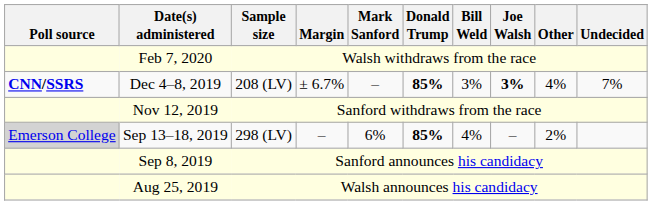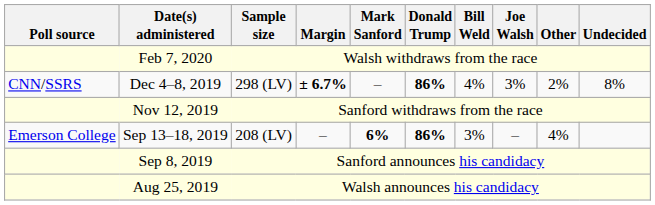(46, 84) bold -> (45, 84) normal
(264, 84) 208 (LV) -> (264, 84) 298 (LV)
(322, 84) normal -> (323, 84) bold
(428, 84) 85% -> (430, 84) 86%
(472, 84) 3% -> (474, 84) 4%
(513, 84) bold -> (515, 84) normal
(556, 84) 4% -> (558, 84) 2%
(612, 84) 7% -> (615, 84) 8%
(62, 135) lightgrey background -> (62, 135) no background
(264, 135) 298 (LV) -> (264, 135) 208 (LV)
(375, 135) normal -> (378, 135) bold
(428, 135) 85% -> (430, 135) 86%
(472, 135) 4% -> (474, 135) 3%
(556, 135) 2% -> (558, 135) 4%
